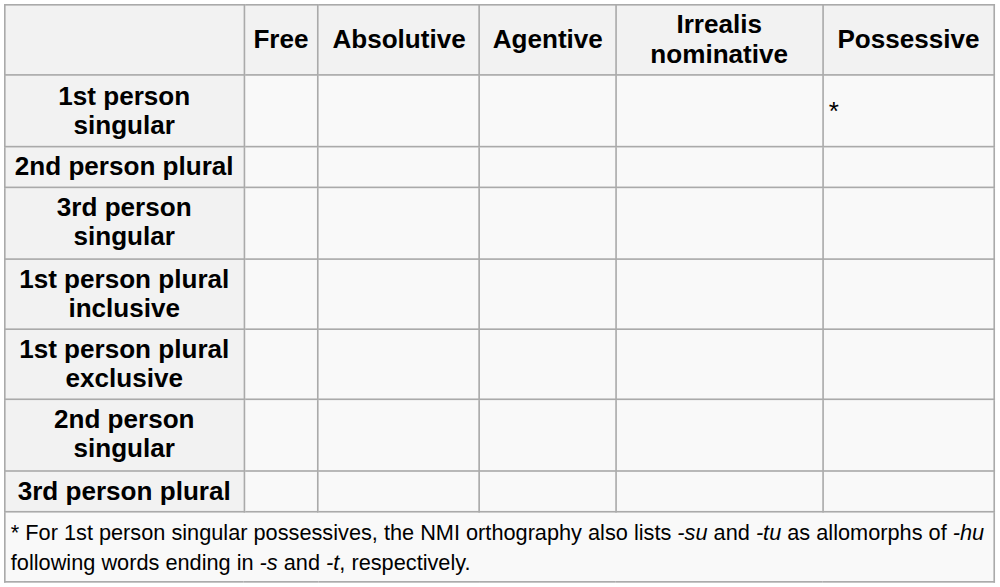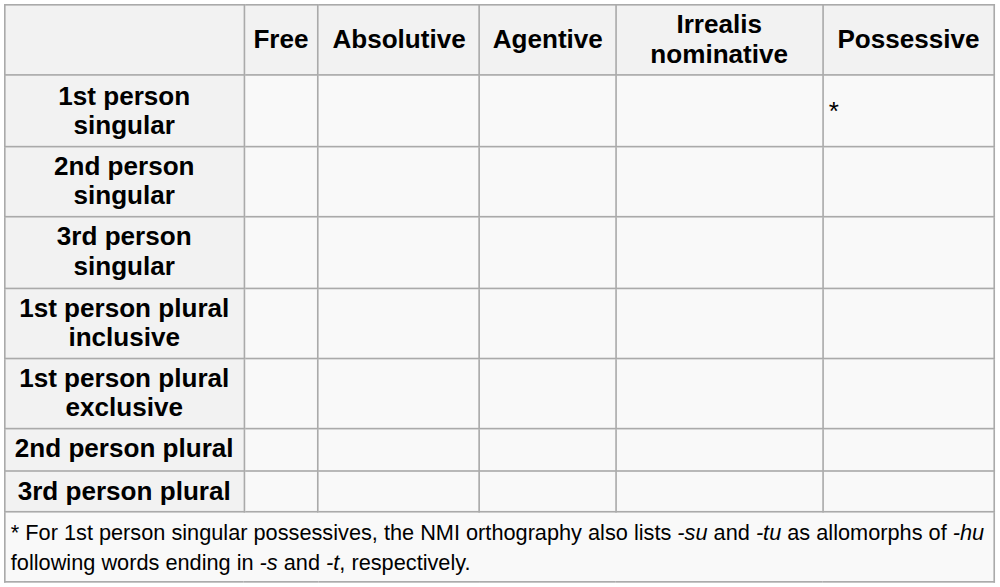rows swapped: (124, 434) <-> (124, 166)
